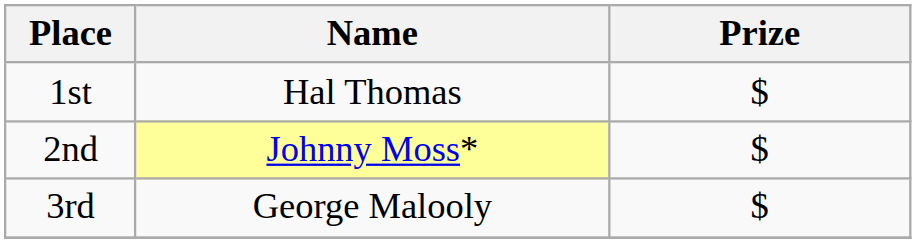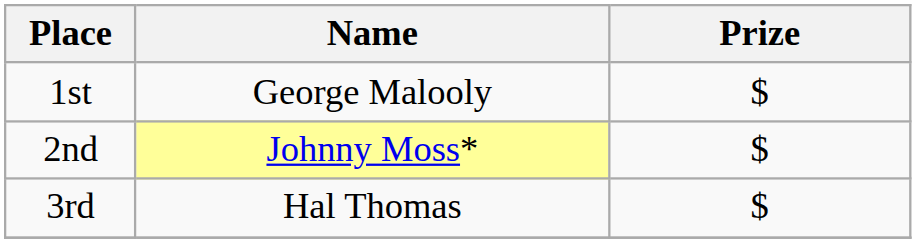(372, 91) Hal Thomas -> (372, 91) George Malooly
(372, 206) George Malooly -> (372, 206) Hal Thomas
